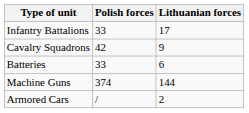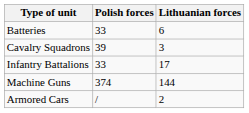rows swapped: (48, 30) <-> (26, 64)
(100, 47) 42 -> (100, 47) 39
(161, 47) 9 -> (161, 47) 3
